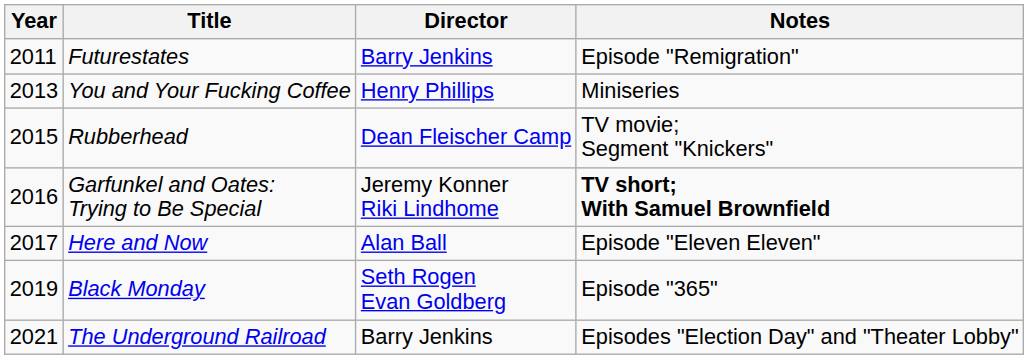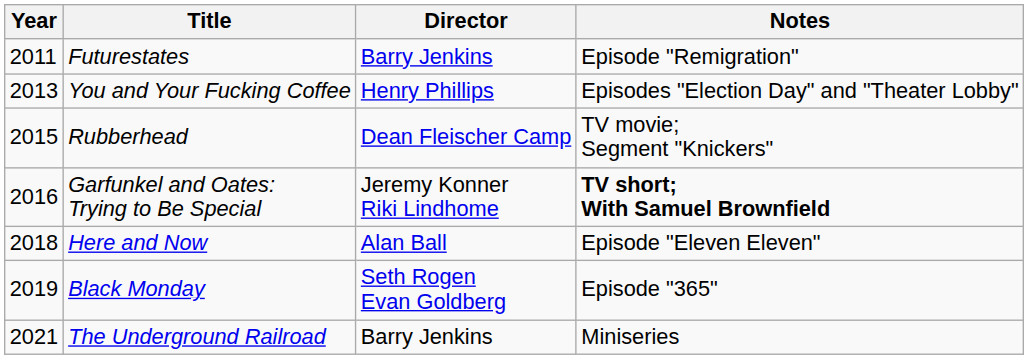(630, 90) Miniseries -> (800, 90) Episodes "Election Day" and "Theater Lobby"
(34, 243) 2017 -> (34, 243) 2018
(800, 336) Episodes "Election Day" and "Theater Lobby" -> (630, 336) Miniseries
